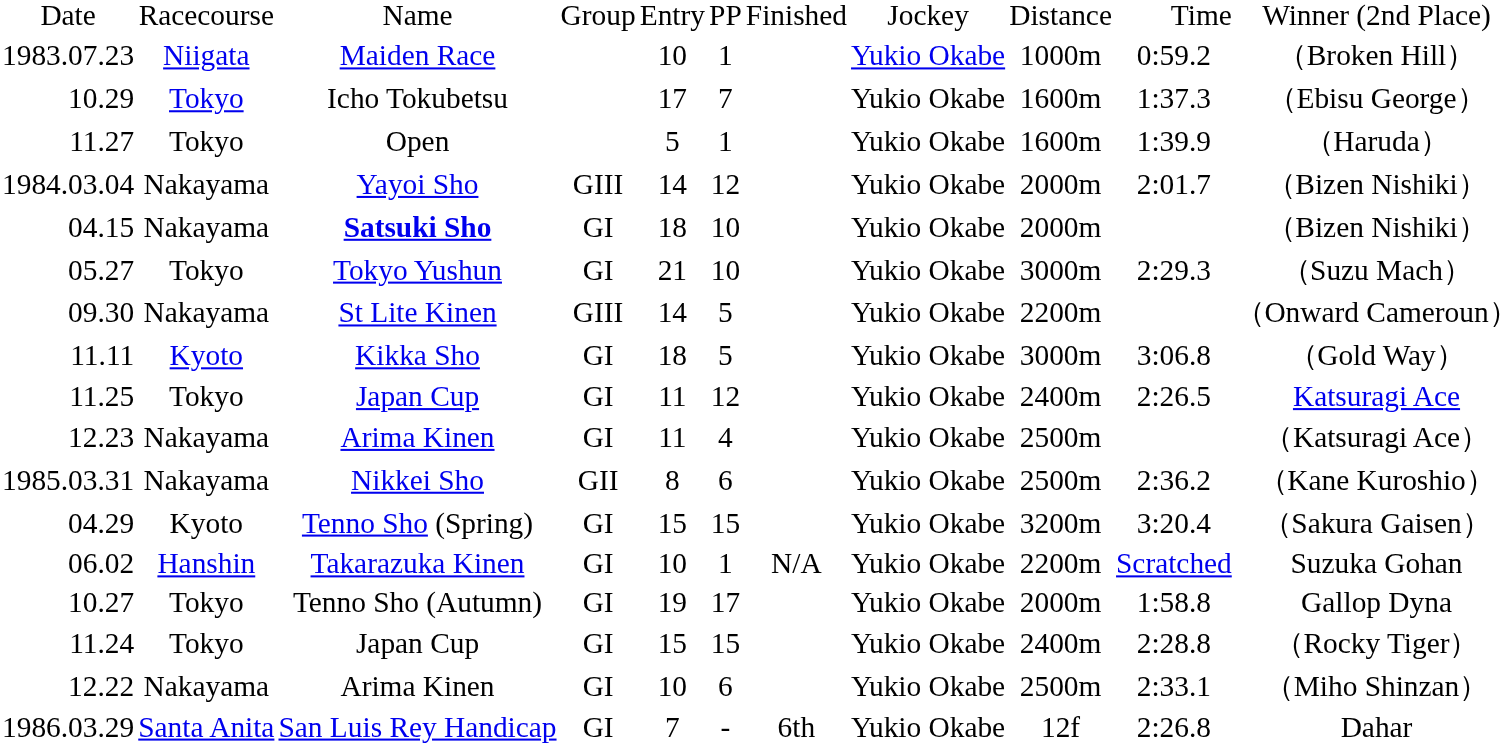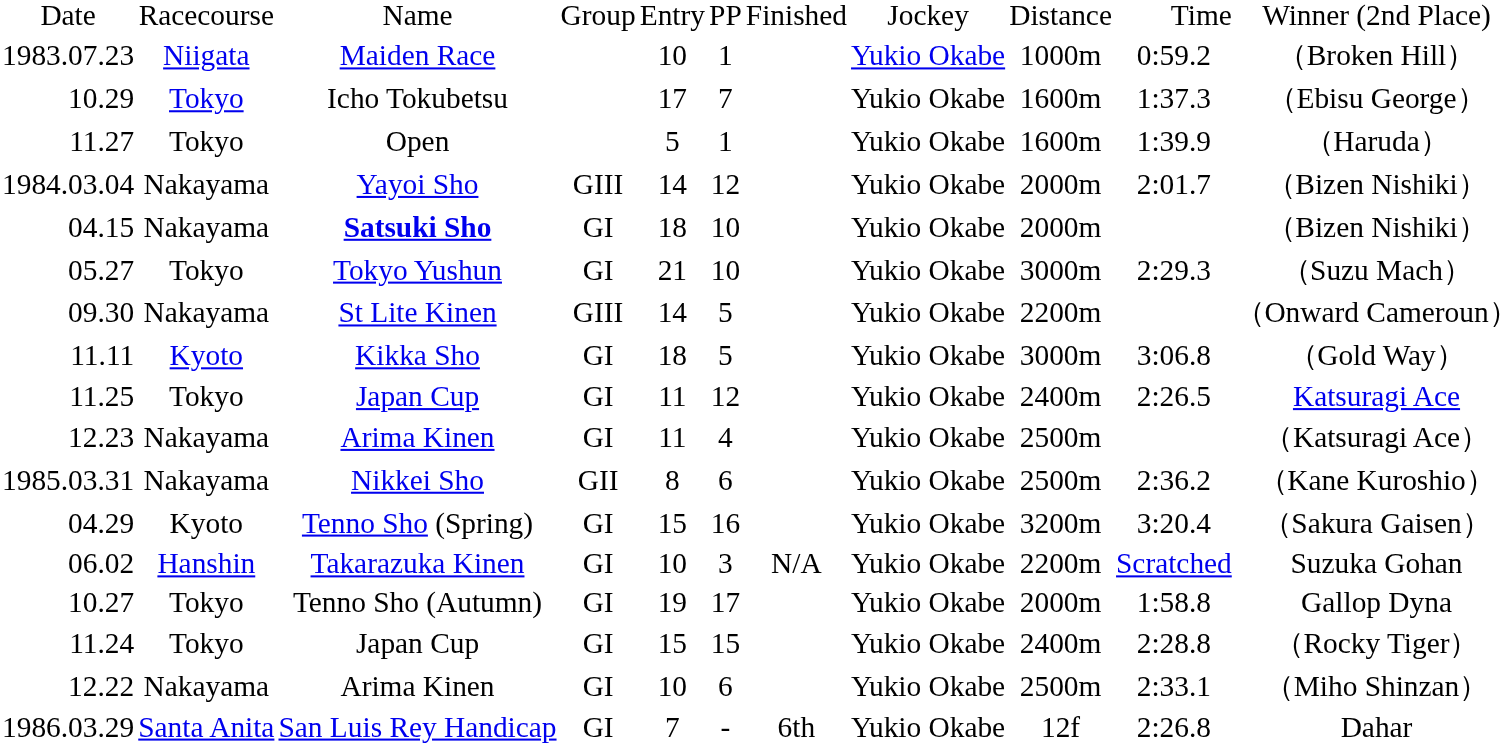(725, 522) 15 -> (725, 522) 16
(725, 563) 1 -> (725, 563) 3
